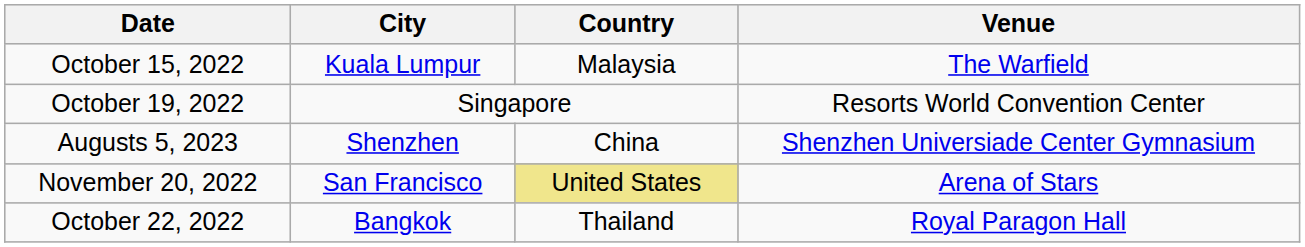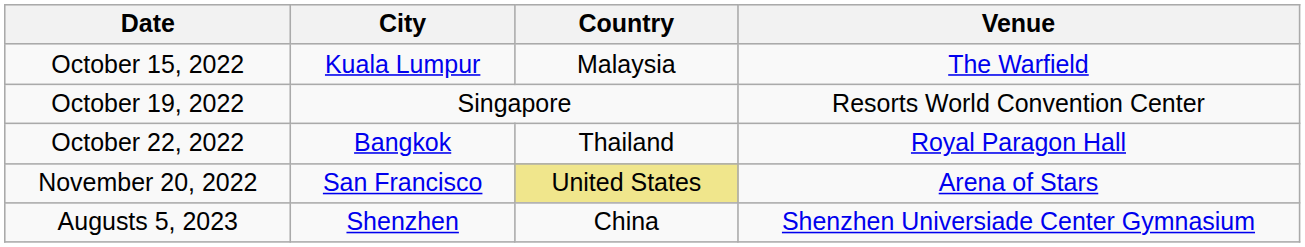rows swapped: (148, 222) <-> (148, 143)
